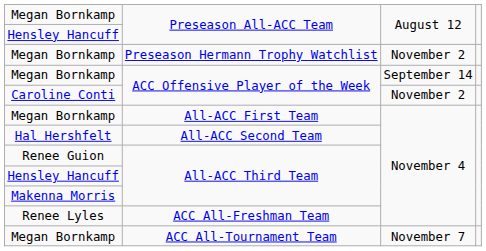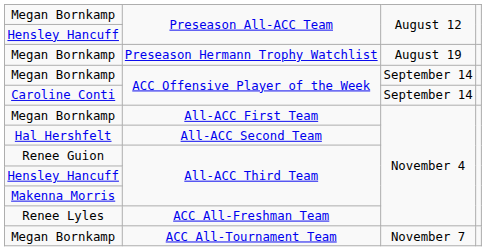(428, 55) November 2 -> (428, 55) August 19
(428, 95) November 2 -> (428, 95) September 14
